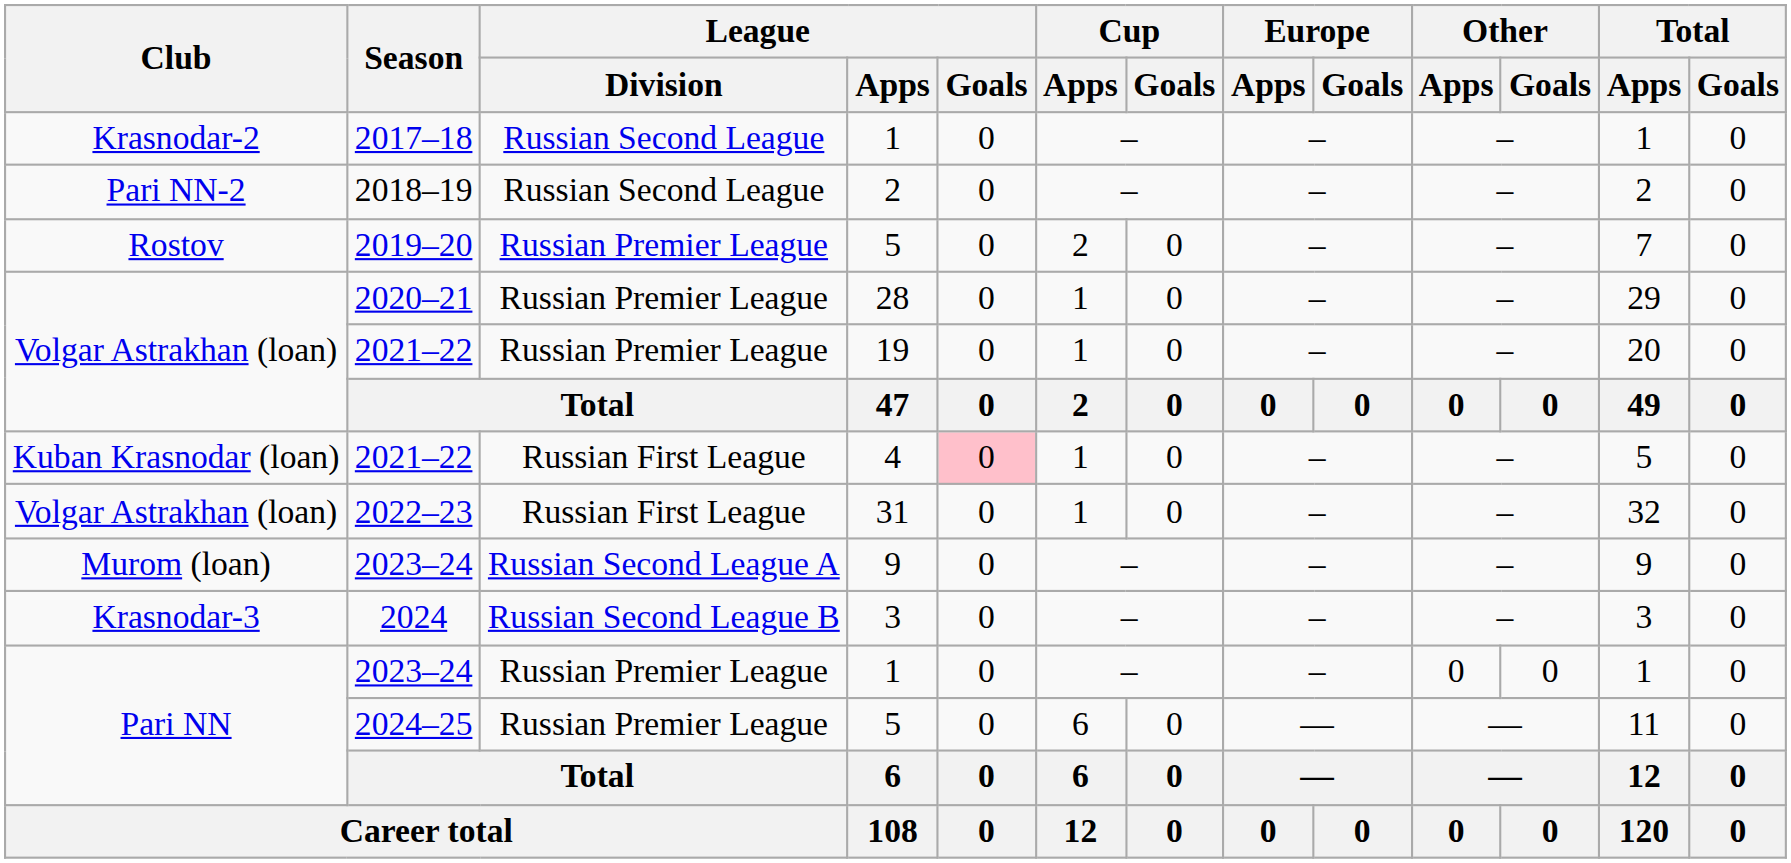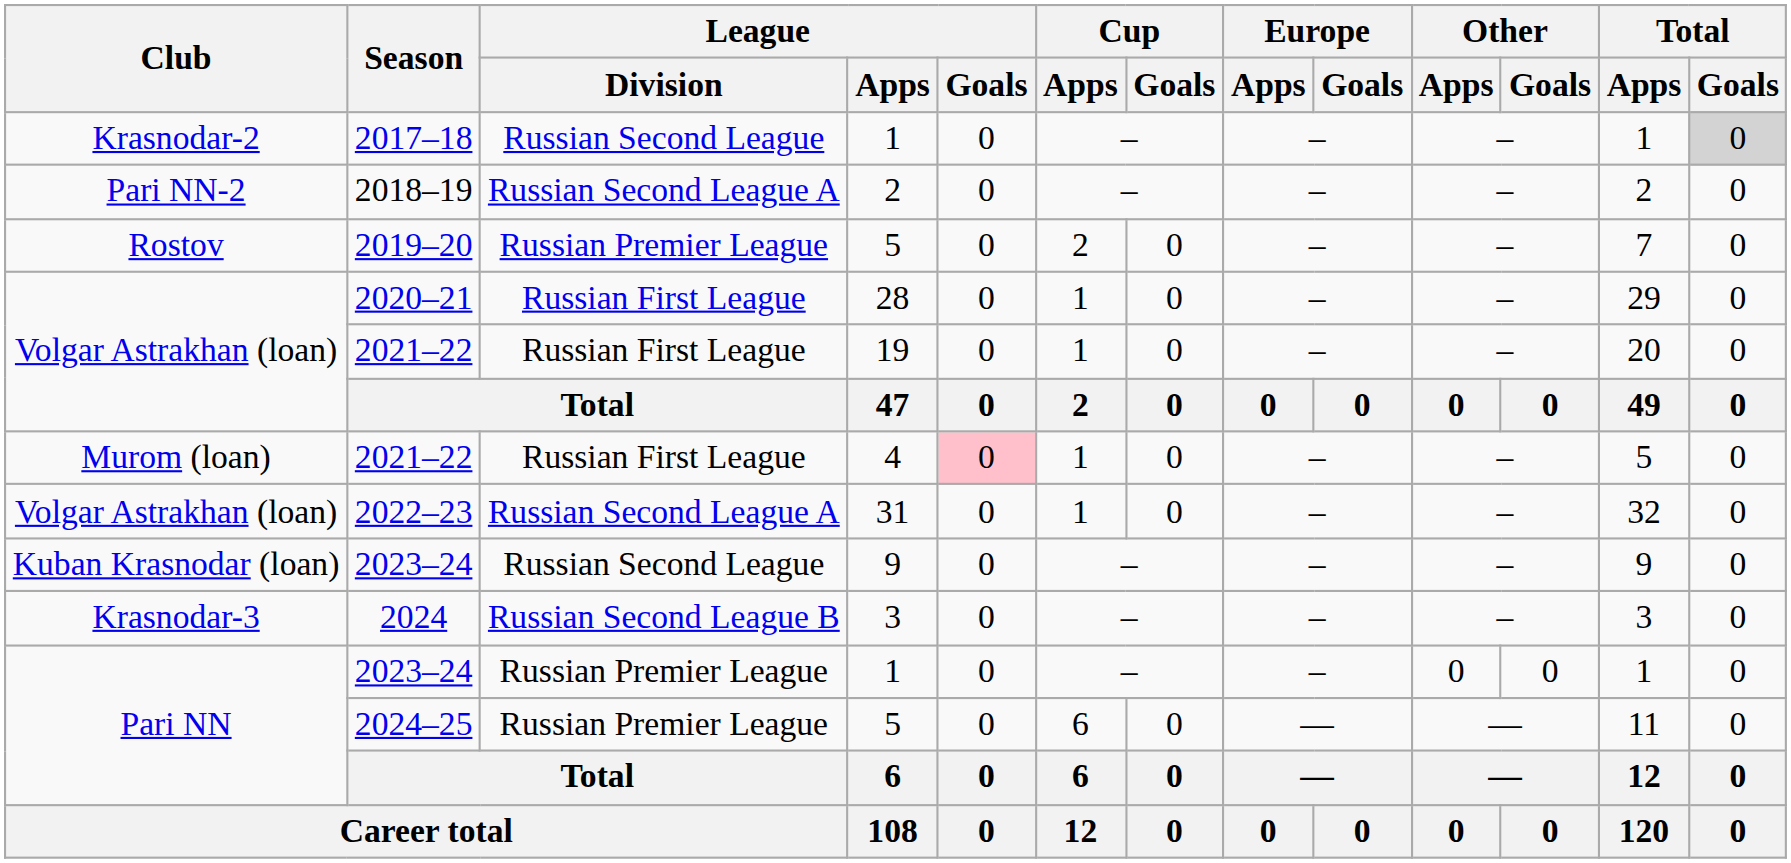(1738, 137) no background -> (1738, 137) lightgrey background
(664, 191) Russian Second League -> (664, 191) Russian Second League A
(664, 297) Russian Premier League -> (664, 297) Russian First League
(664, 350) Russian Premier League -> (664, 350) Russian First League
(176, 457) Kuban Krasnodar (loan) -> (176, 457) Murom (loan)
(664, 510) Russian First League -> (664, 510) Russian Second League A
(176, 564) Murom (loan) -> (176, 564) Kuban Krasnodar (loan)
(664, 564) Russian Second League A -> (664, 564) Russian Second League
